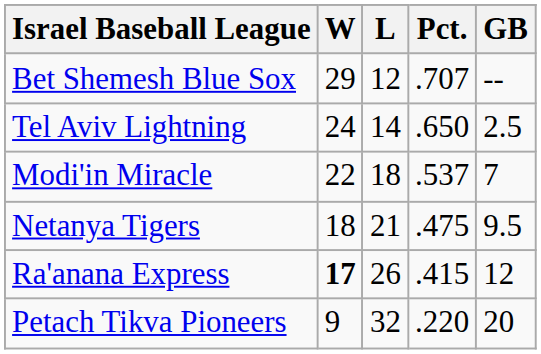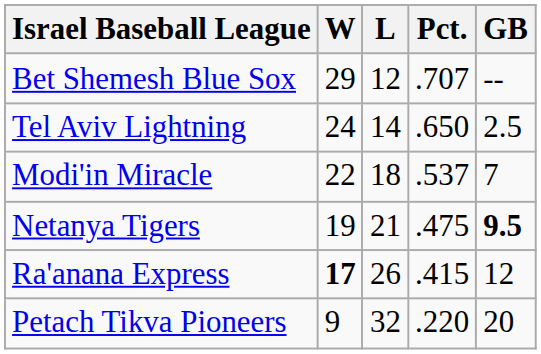(340, 224) 18 -> (340, 224) 19
(503, 224) normal -> (503, 224) bold
